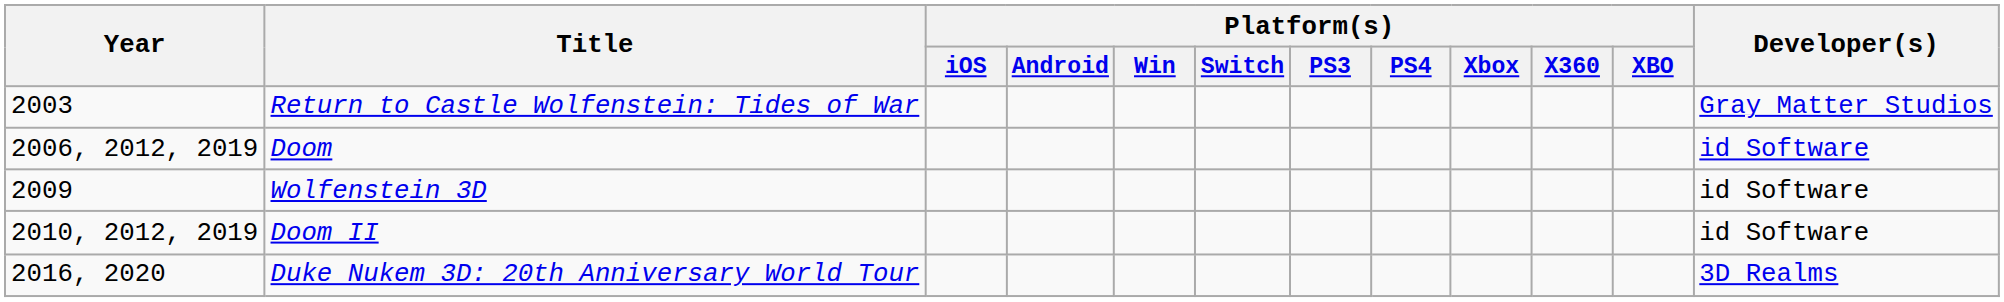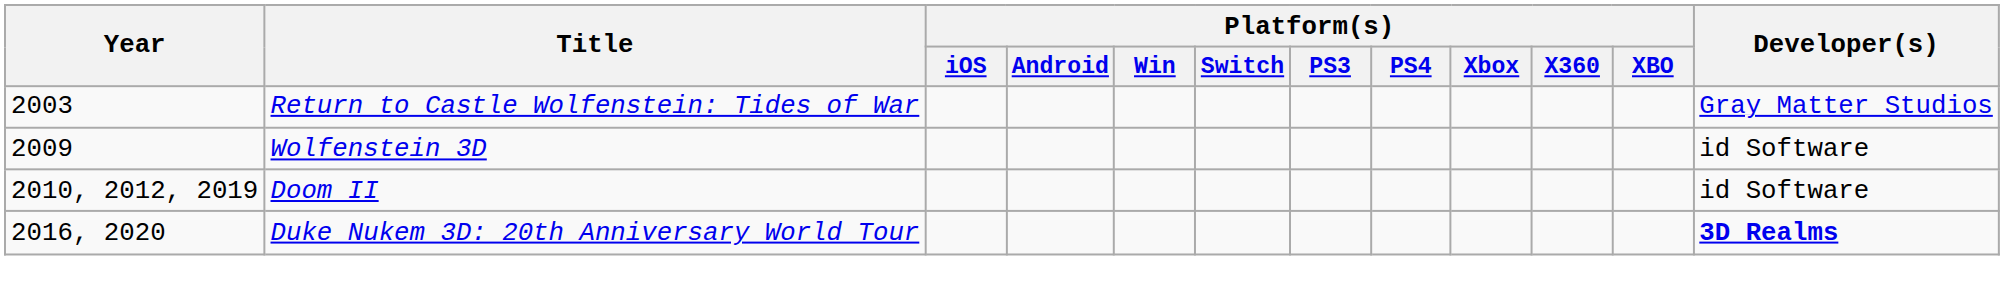- row: (301, 149)
(1769, 275) normal -> (1769, 233) bold
